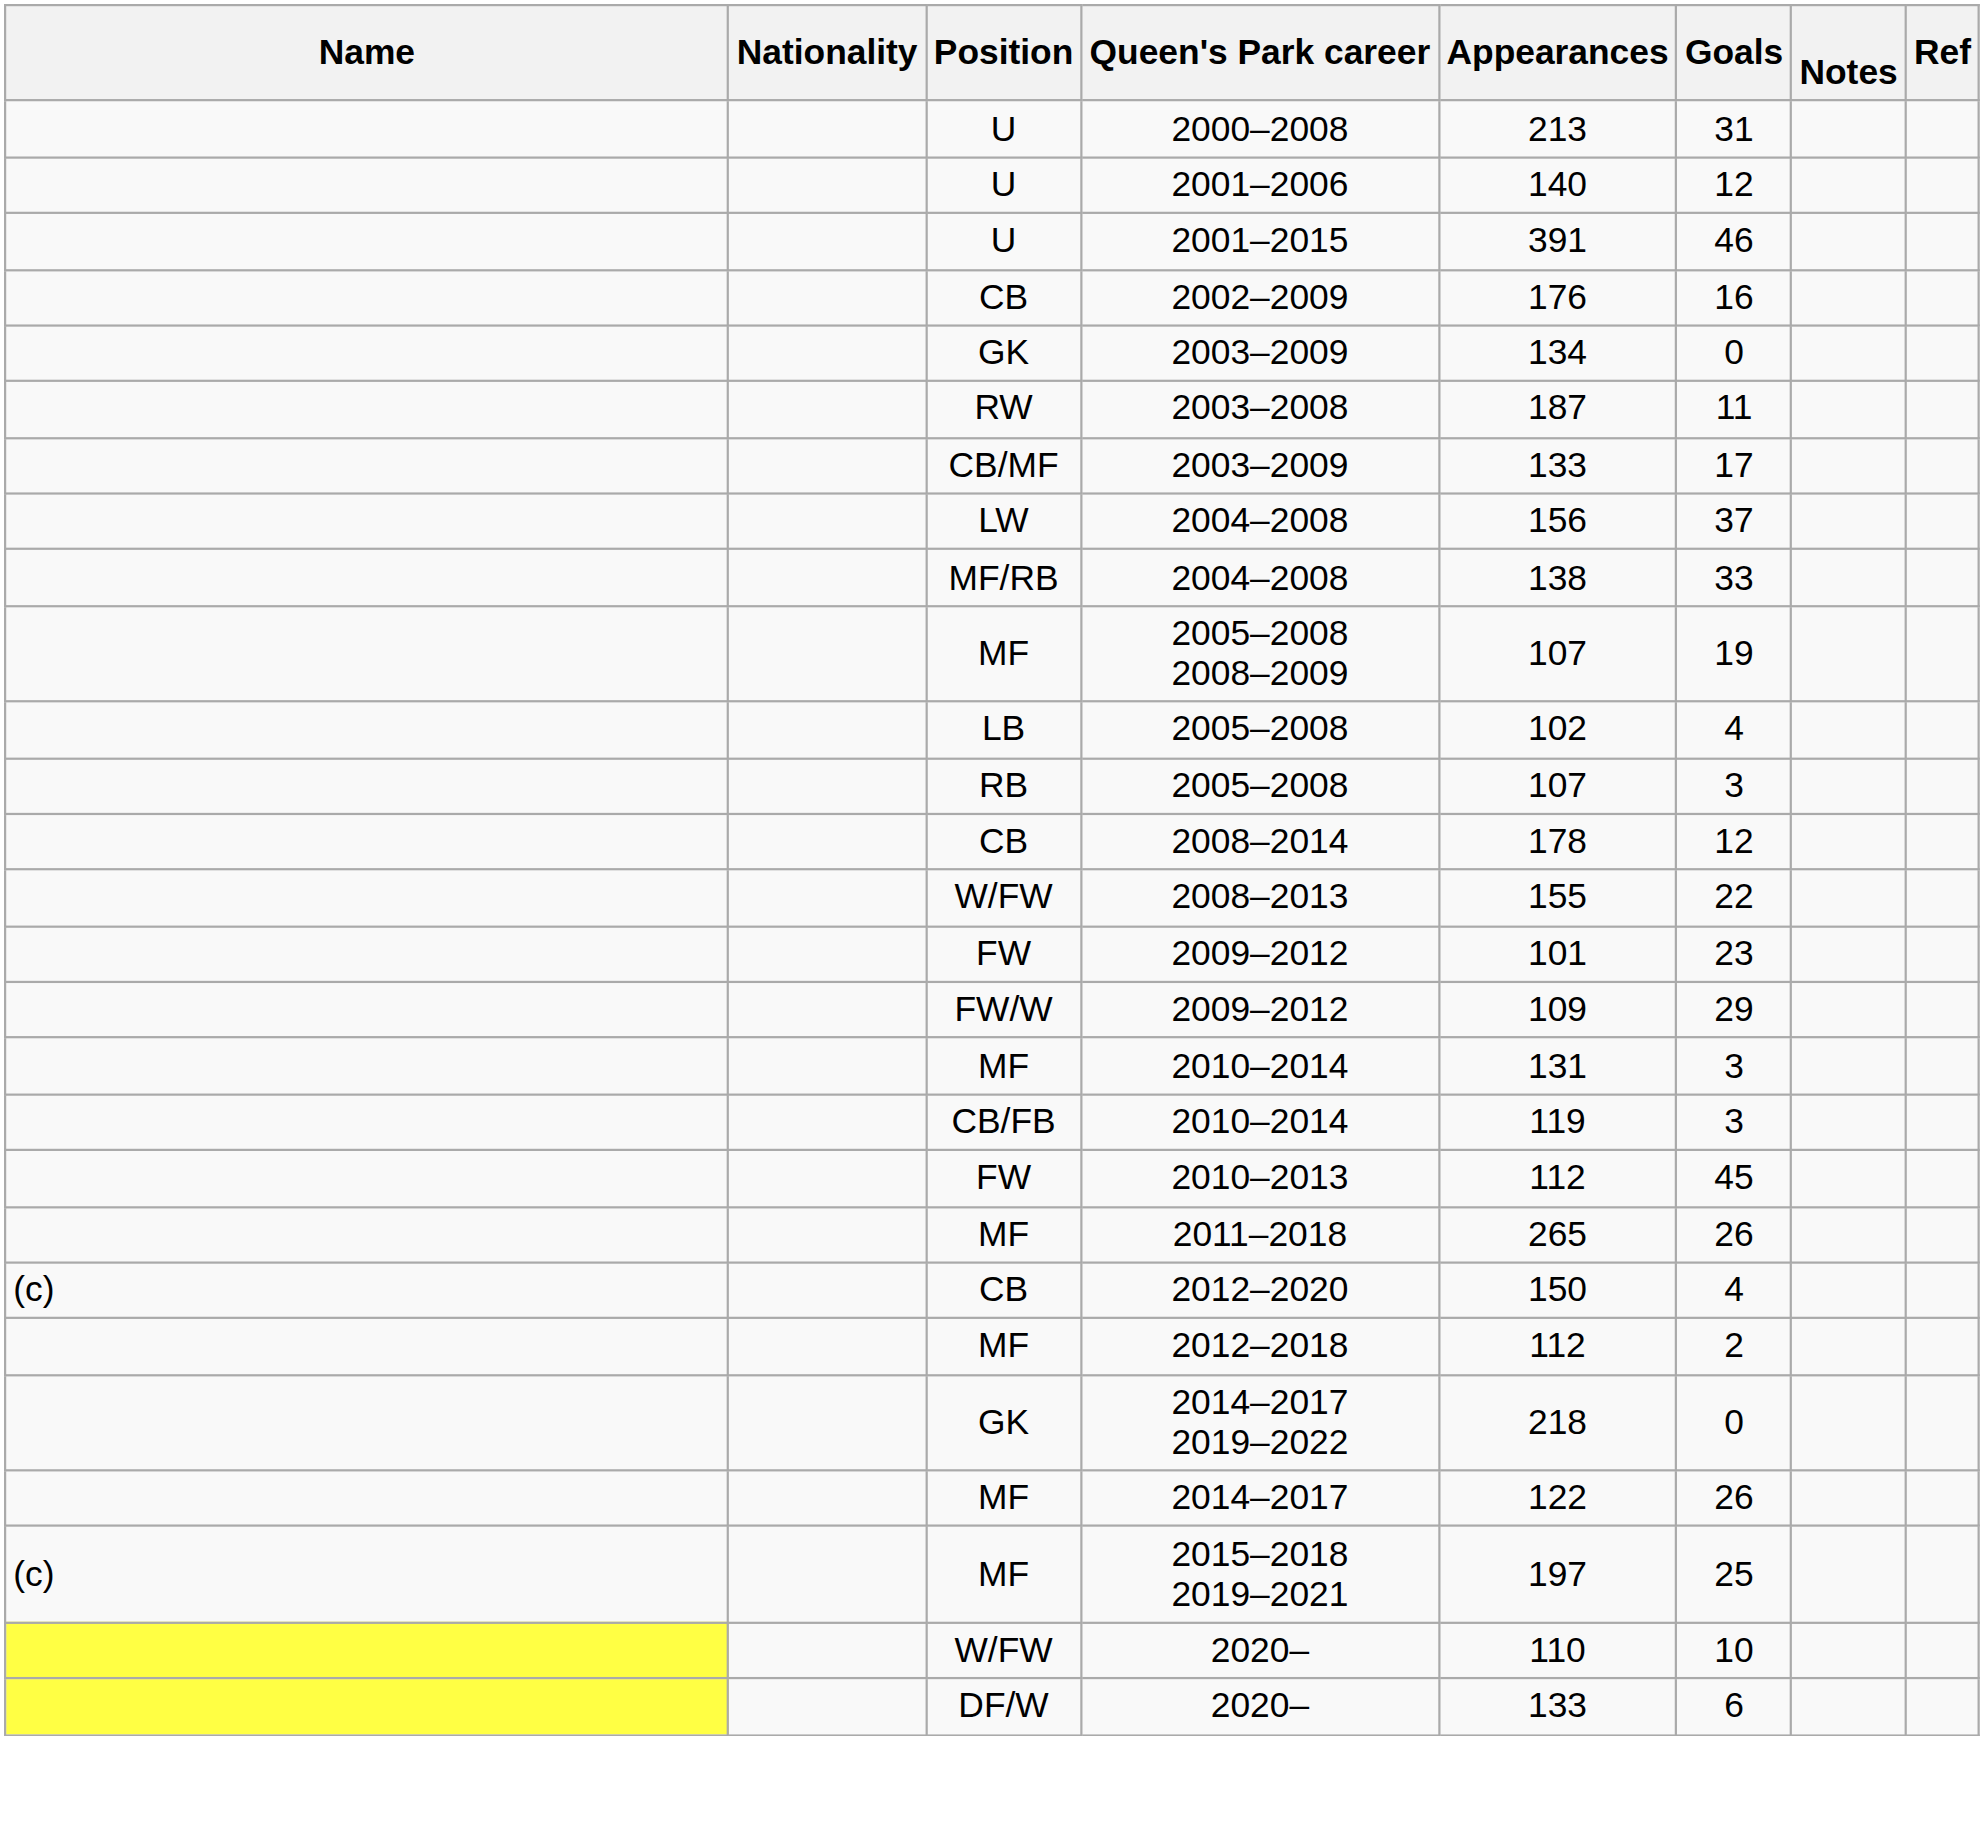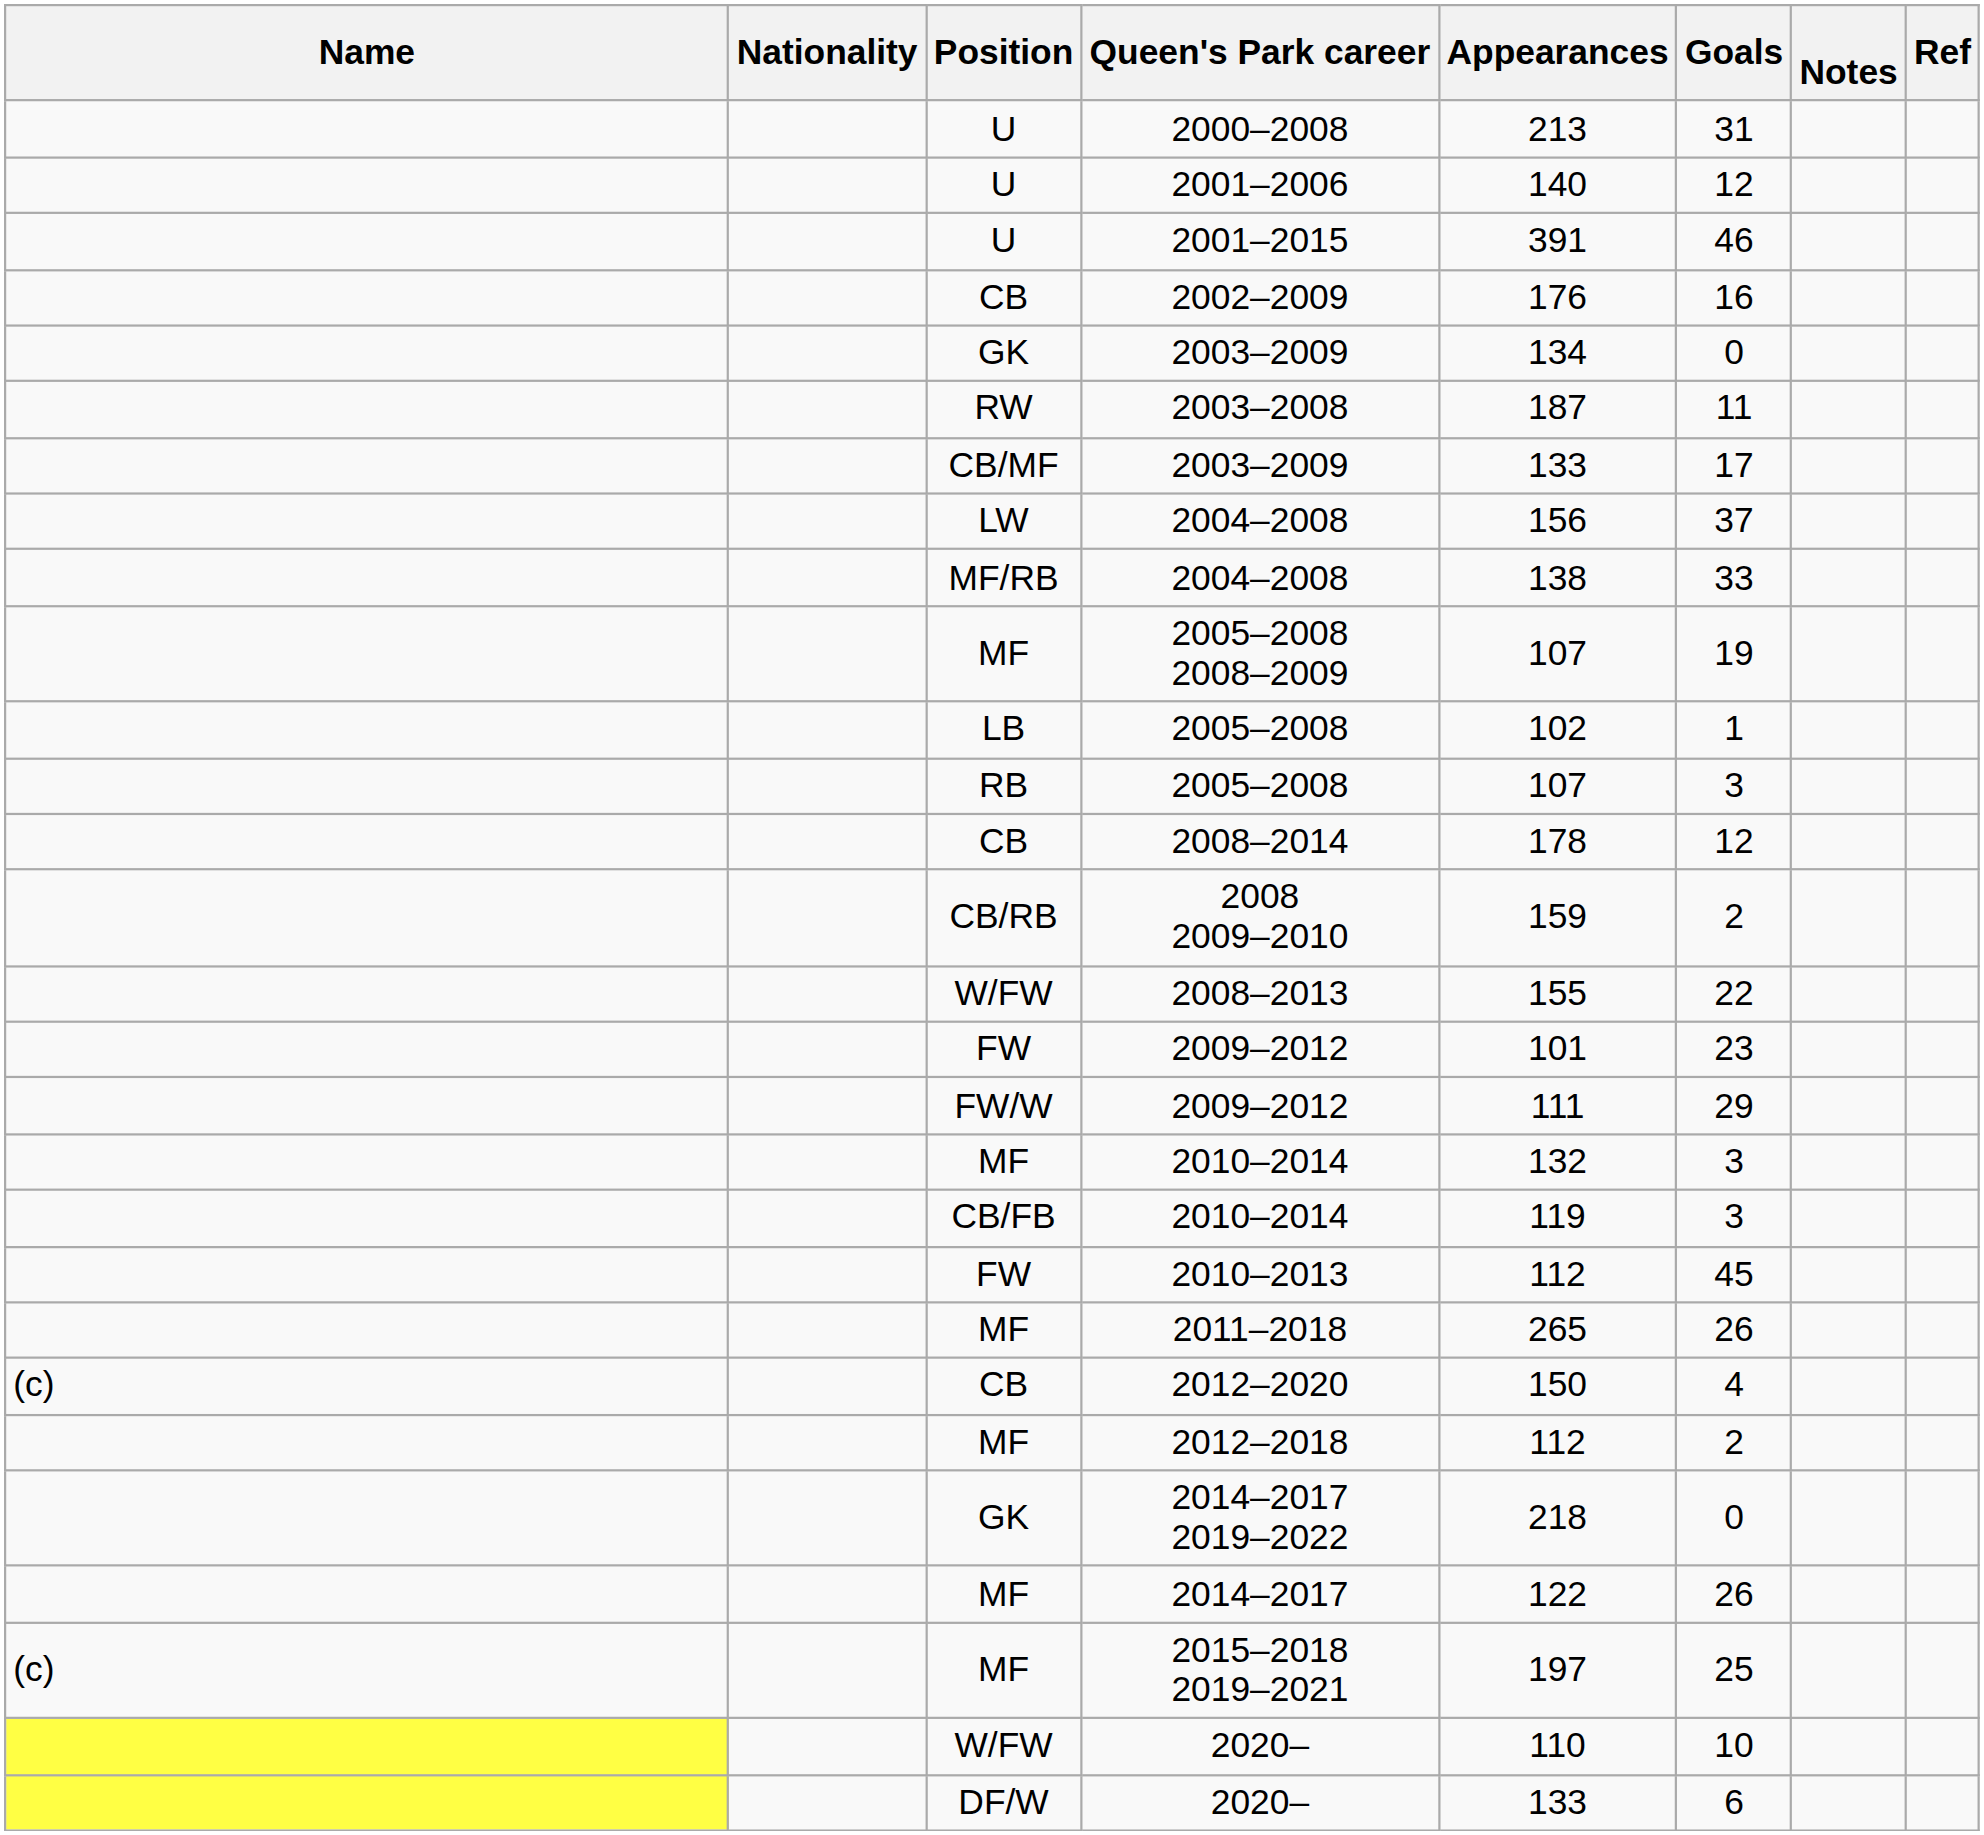(1734, 728) 4 -> (1734, 728) 1
+ row: (1004, 917)
(1558, 1009) 109 -> (1558, 1105) 111
(1558, 1065) 131 -> (1558, 1161) 132
